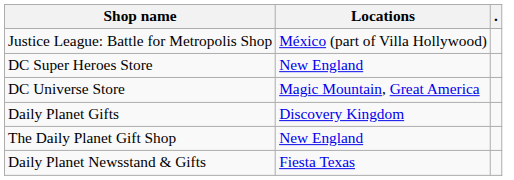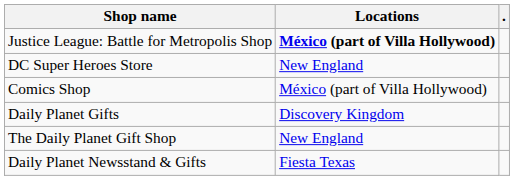(383, 41) normal -> (387, 41) bold
+ row: (49, 89)
- row: (66, 89)
